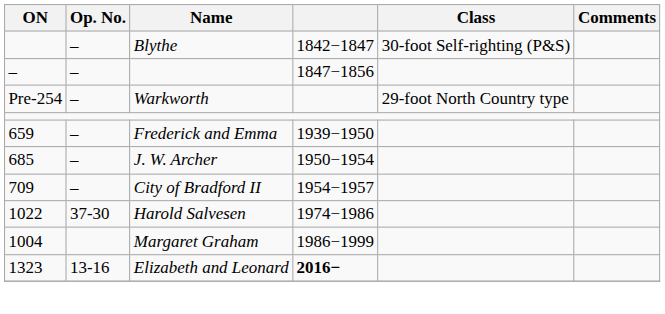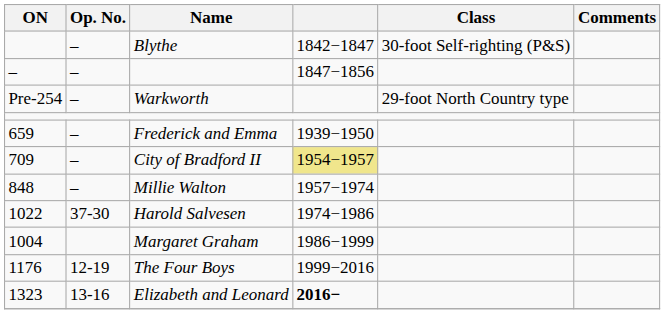- row: (21, 160)
(335, 187) no background -> (335, 160) khaki background
+ row: (21, 187)
+ row: (25, 267)
